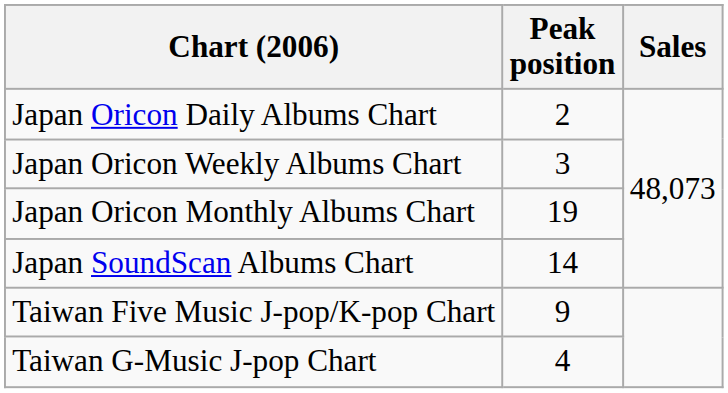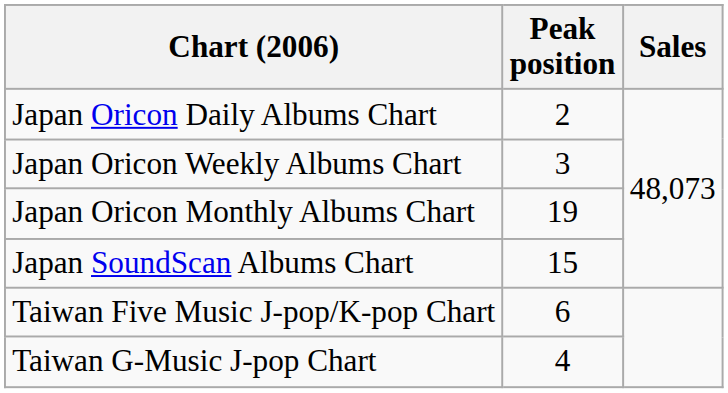(563, 262) 14 -> (563, 262) 15
(563, 311) 9 -> (563, 311) 6
